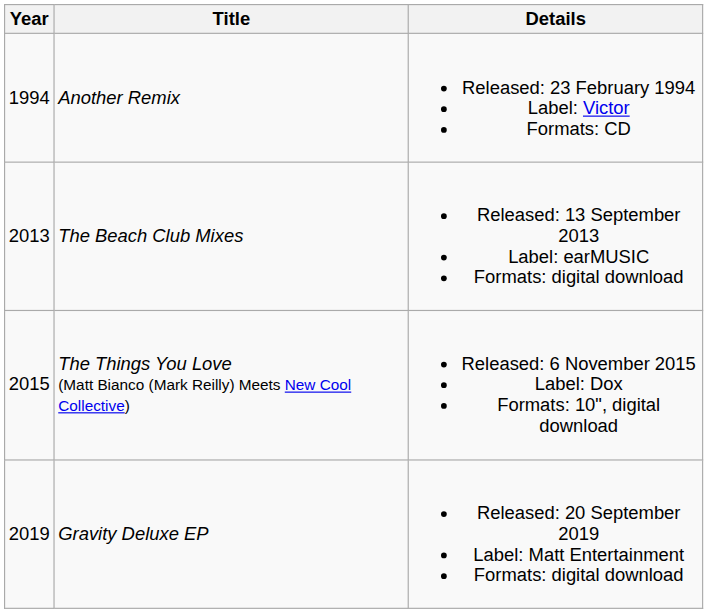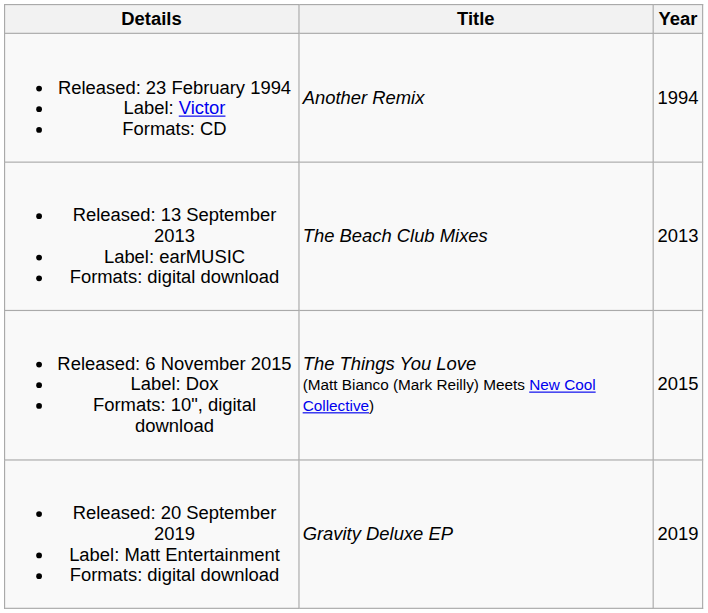columns swapped: (29, 19) <-> (556, 19)
